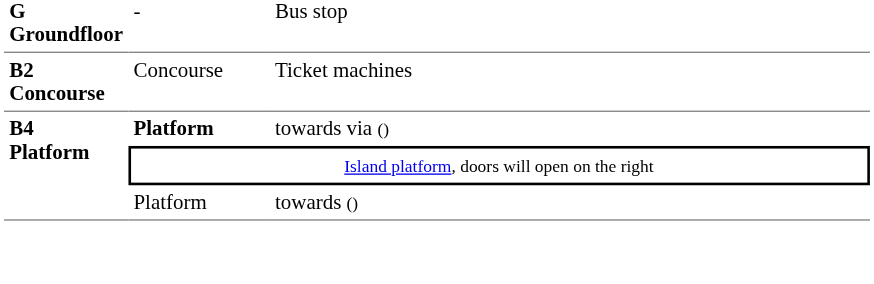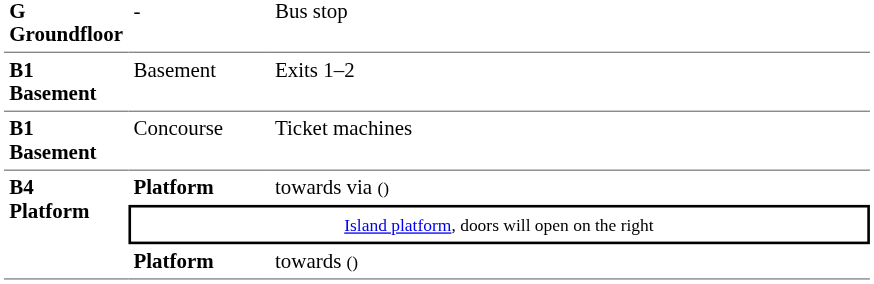+ row: (315, 69)
(57, 81) B2 Concourse -> (53, 140) B1 Basement
(170, 202) normal -> (174, 261) bold
